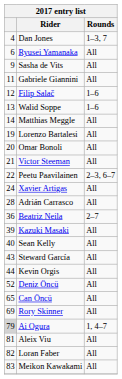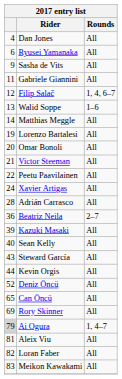(97, 38) 1–3, 7 -> (92, 38) All
(92, 93) 1–6 -> (101, 93) 1, 4, 6–7
(101, 175) 2–3, 6–7 -> (92, 175) All
